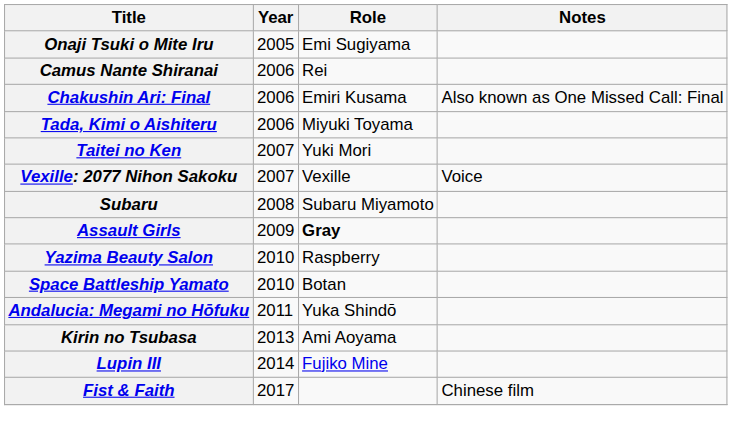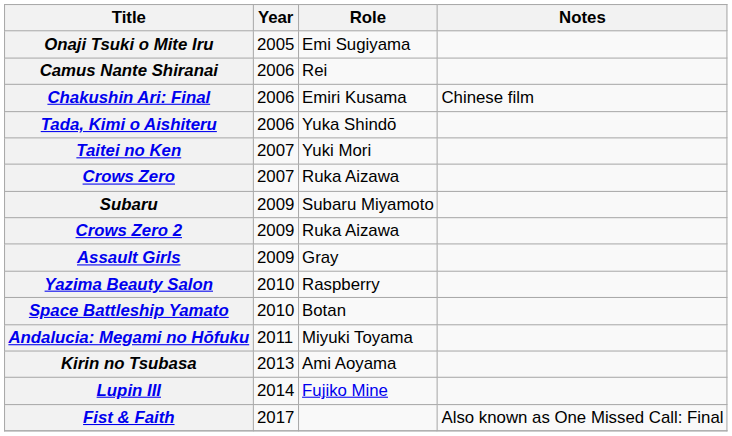(582, 97) Also known as One Missed Call: Final -> (488, 97) Chinese film
(357, 124) Miyuki Toyama -> (349, 124) Yuka Shindō
- row: (129, 177)
+ row: (129, 177)
(276, 204) 2008 -> (276, 204) 2009
+ row: (129, 230)
(321, 230) bold -> (320, 257) normal
(349, 310) Yuka Shindō -> (357, 337) Miyuki Toyama
(488, 390) Chinese film -> (582, 417) Also known as One Missed Call: Final
